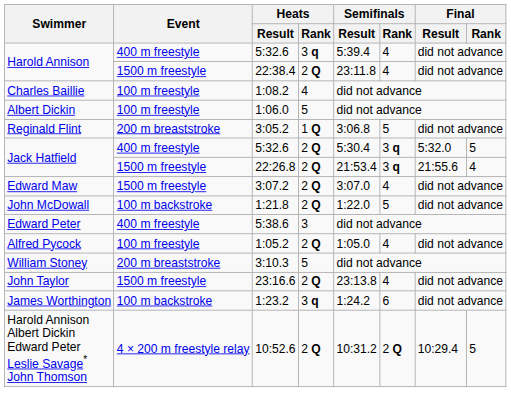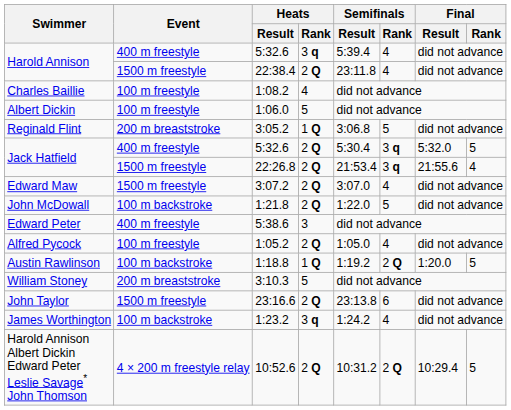+ row: (54, 263)
(386, 282) 4 -> (386, 301) 6
(386, 301) 6 -> (386, 320) 4
